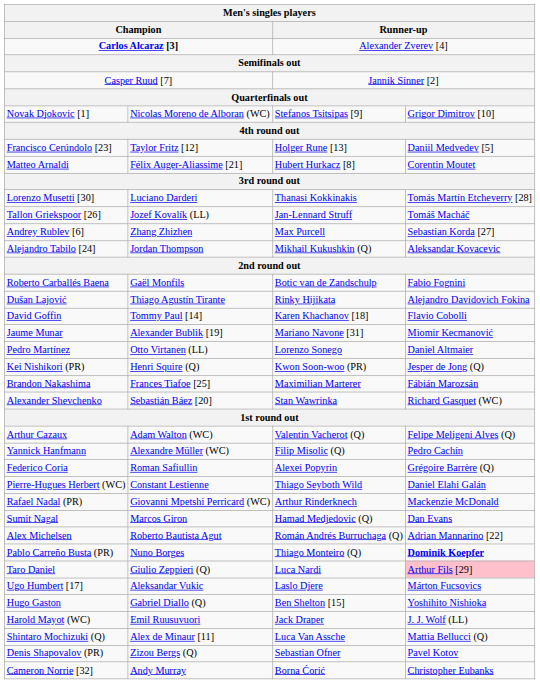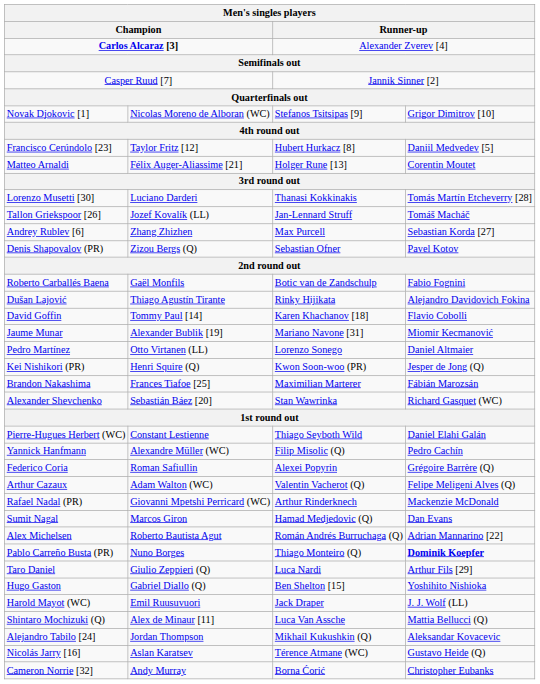(311, 148) Holger Rune [13] -> (315, 148) Hubert Hurkacz [8]
(315, 165) Hubert Hurkacz [8] -> (311, 165) Holger Rune [13]
rows swapped: (55, 654) <-> (51, 249)
rows swapped: (66, 485) <-> (37, 434)
(440, 569) pink background -> (440, 569) no background
- row: (45, 586)
+ row: (44, 654)
